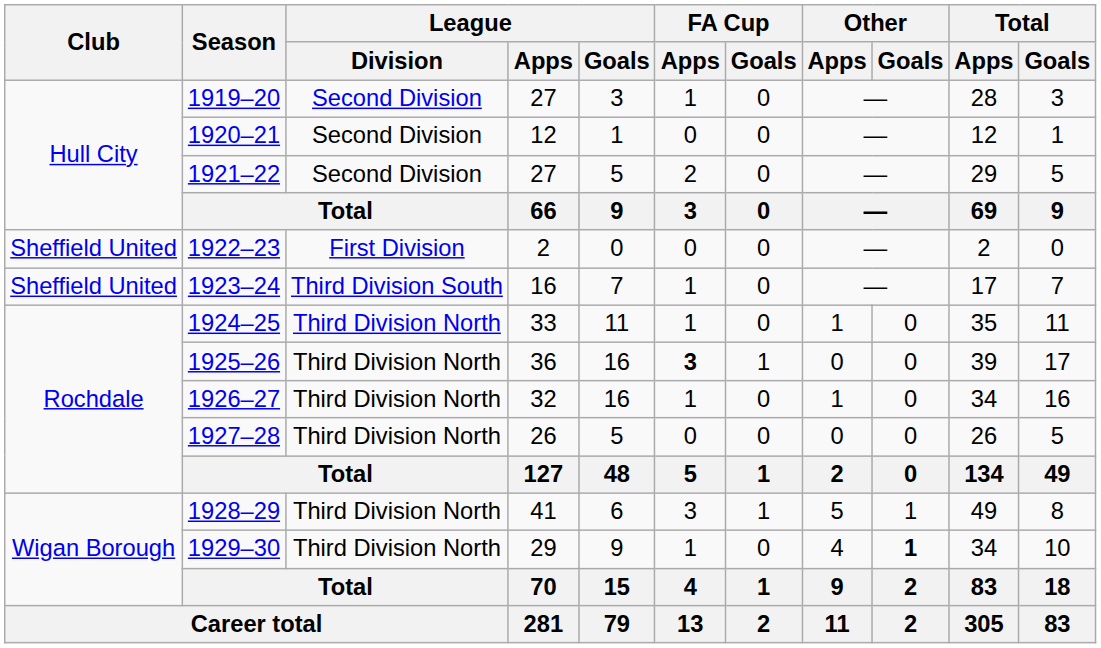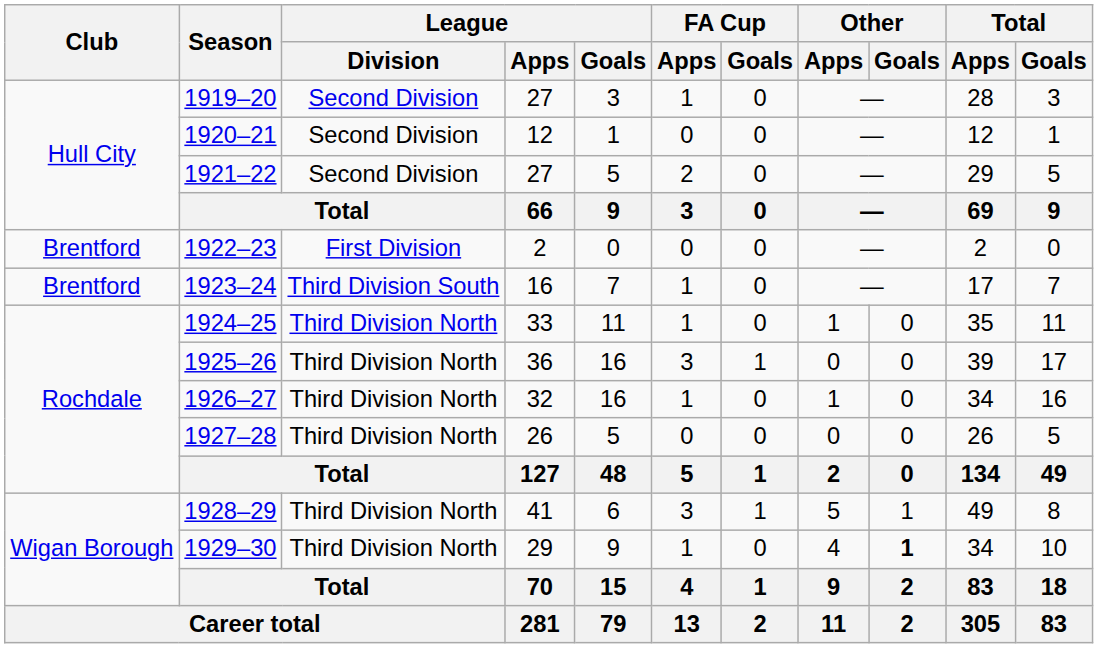(94, 248) Sheffield United -> (92, 248) Brentford
(94, 286) Sheffield United -> (92, 286) Brentford
(690, 361) bold -> (687, 361) normal
